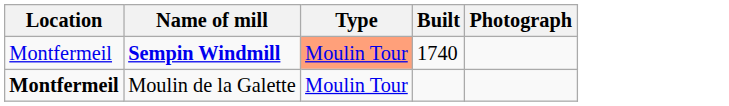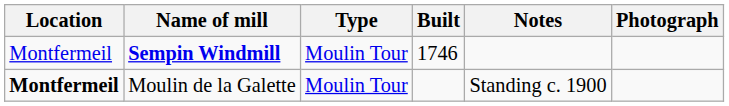+ column: (538, 20)
(356, 52) lightsalmon background -> (356, 52) no background
(437, 52) 1740 -> (437, 52) 1746
